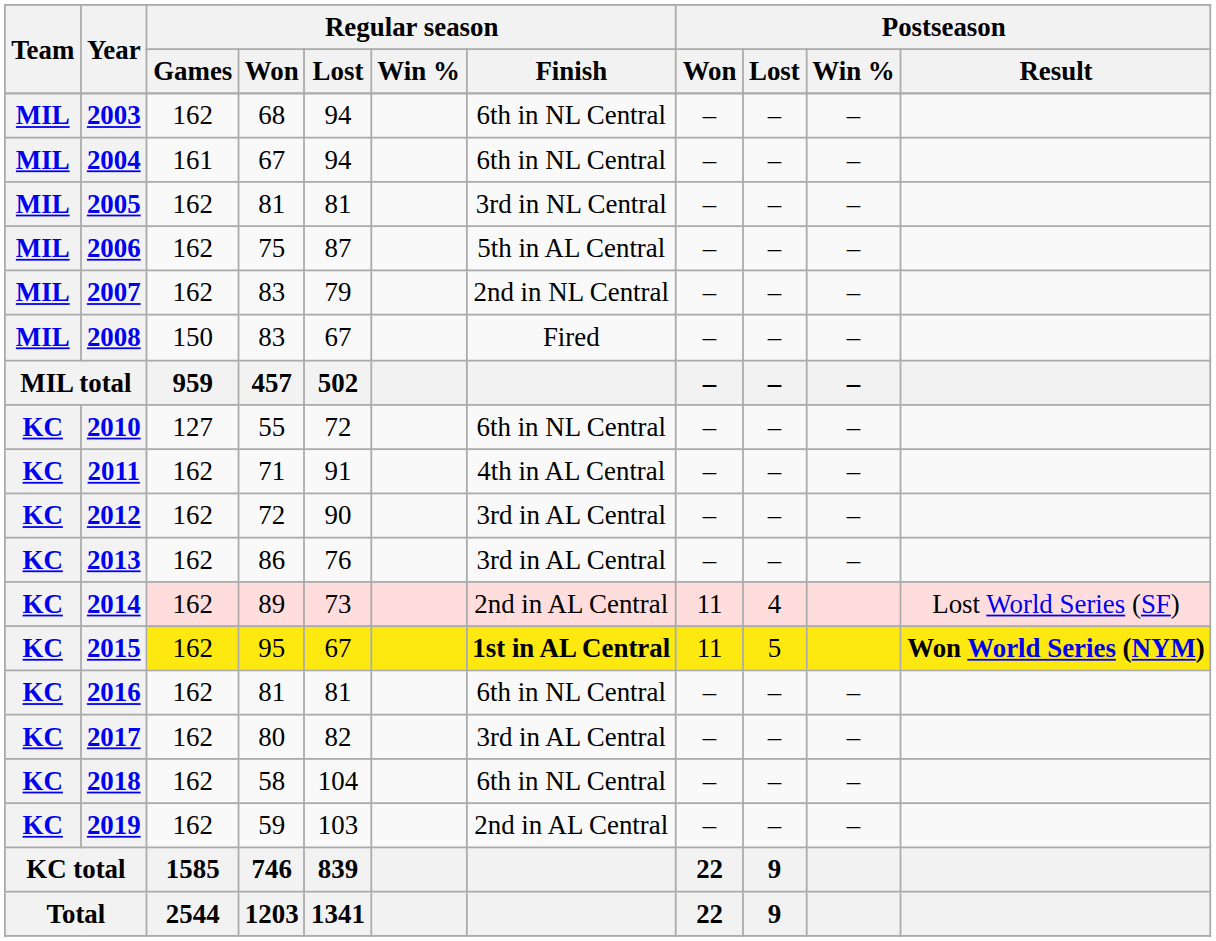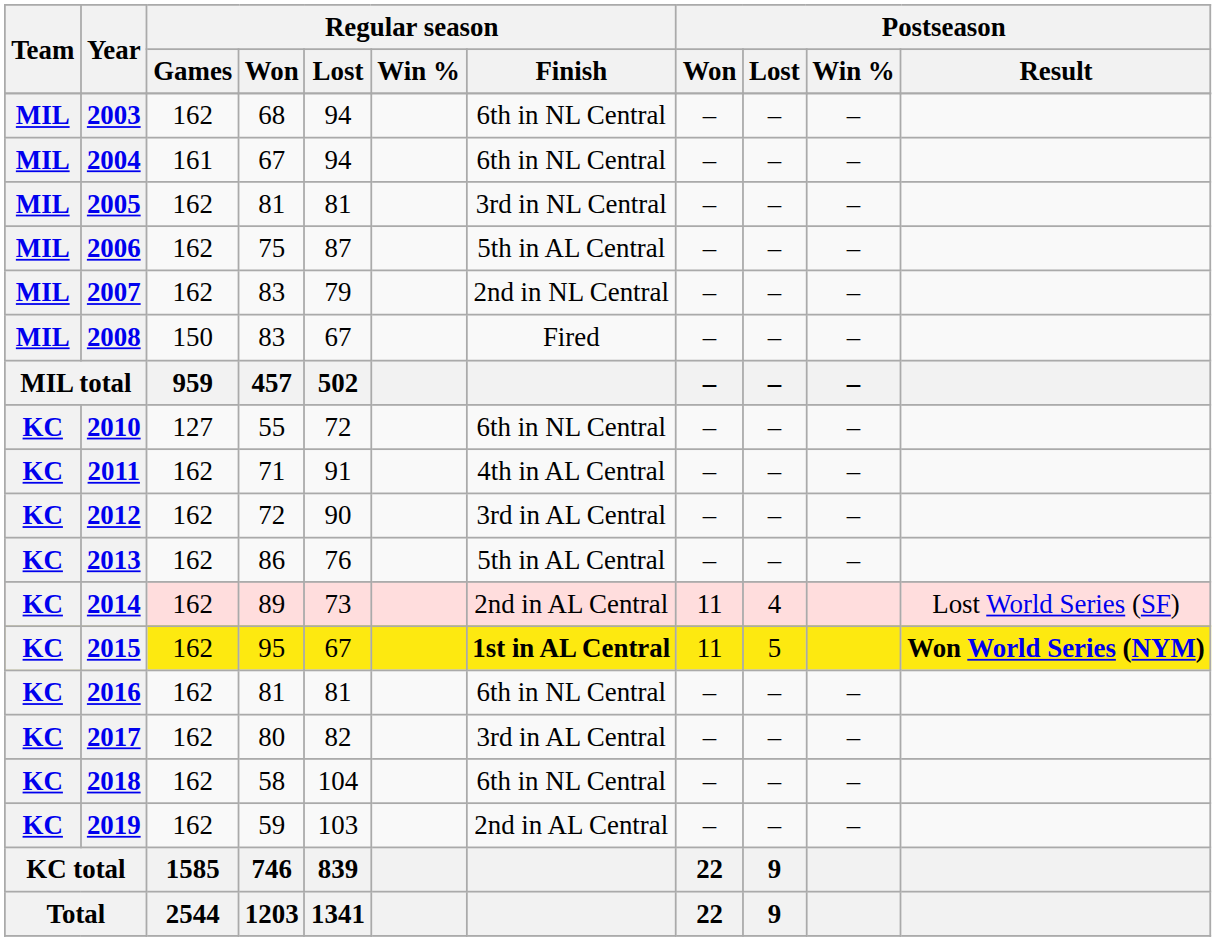(571, 559) 3rd in AL Central -> (571, 559) 5th in AL Central
